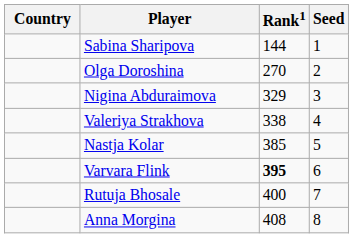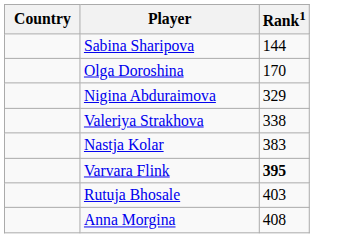- column: (329, 19)
(274, 70) 270 -> (274, 70) 170
(274, 145) 385 -> (274, 145) 383
(274, 195) 400 -> (274, 195) 403
